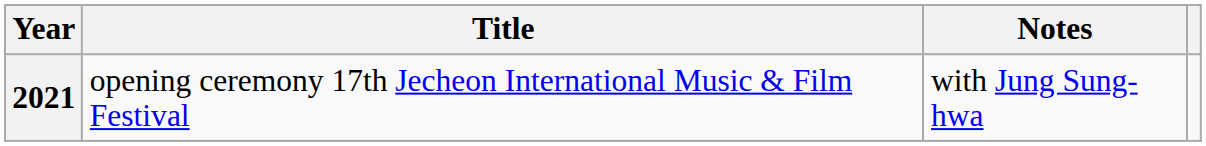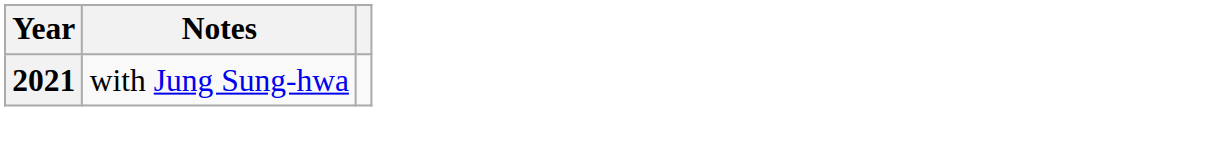- column: (503, 29)
